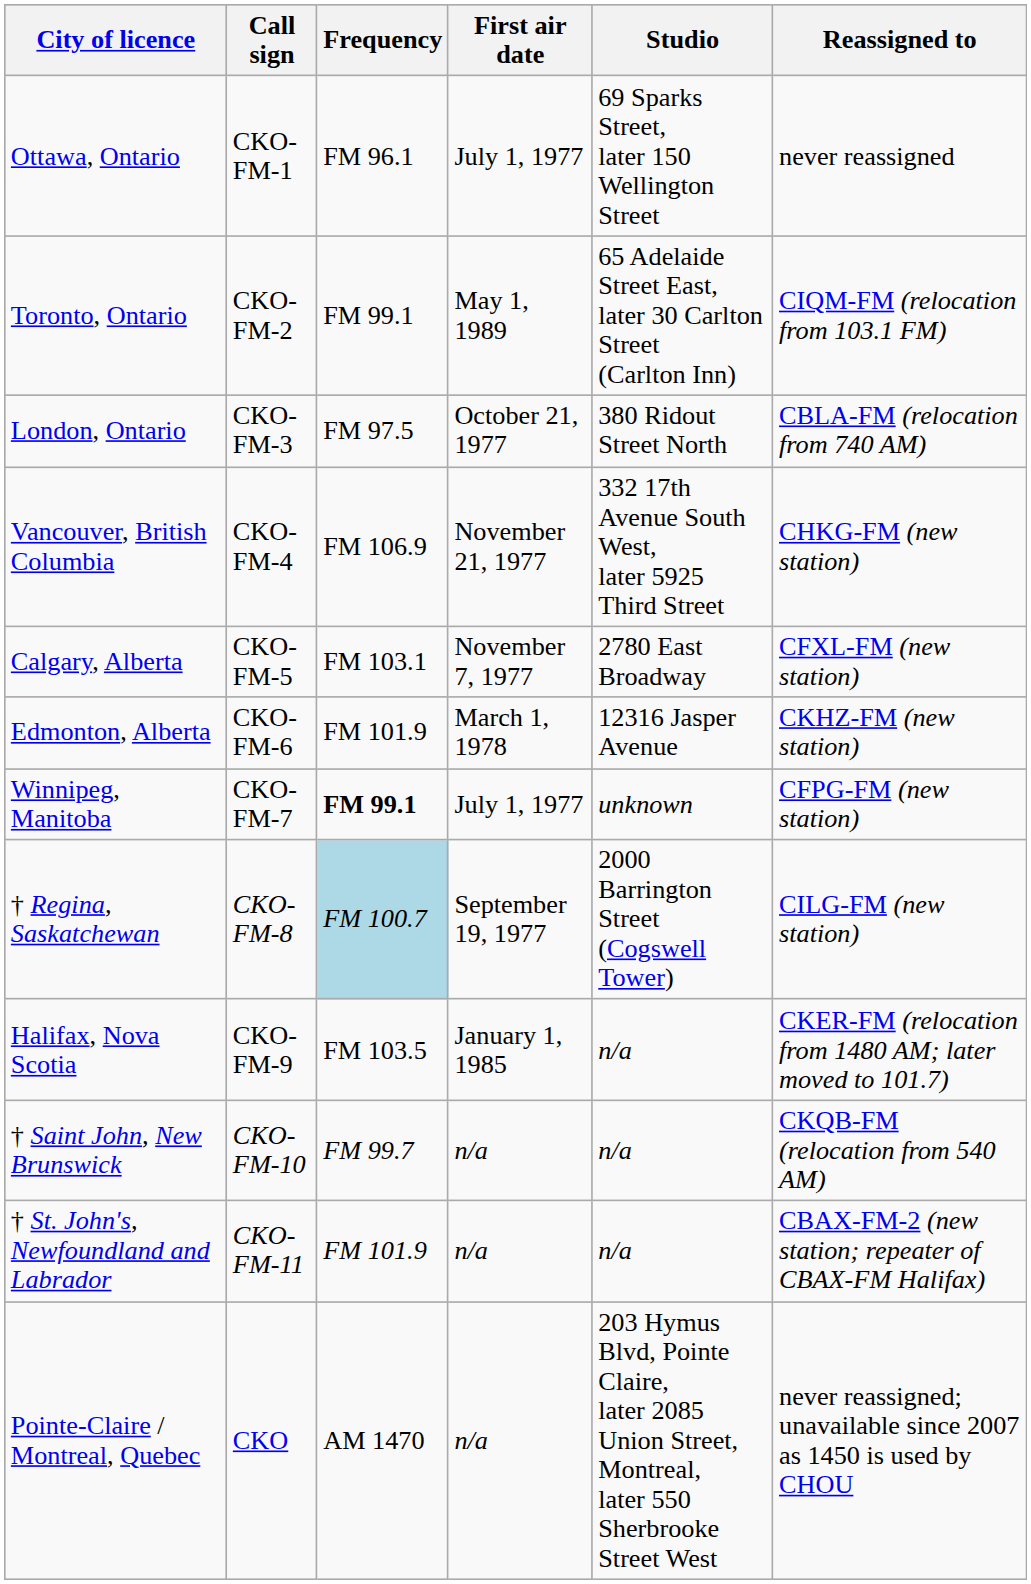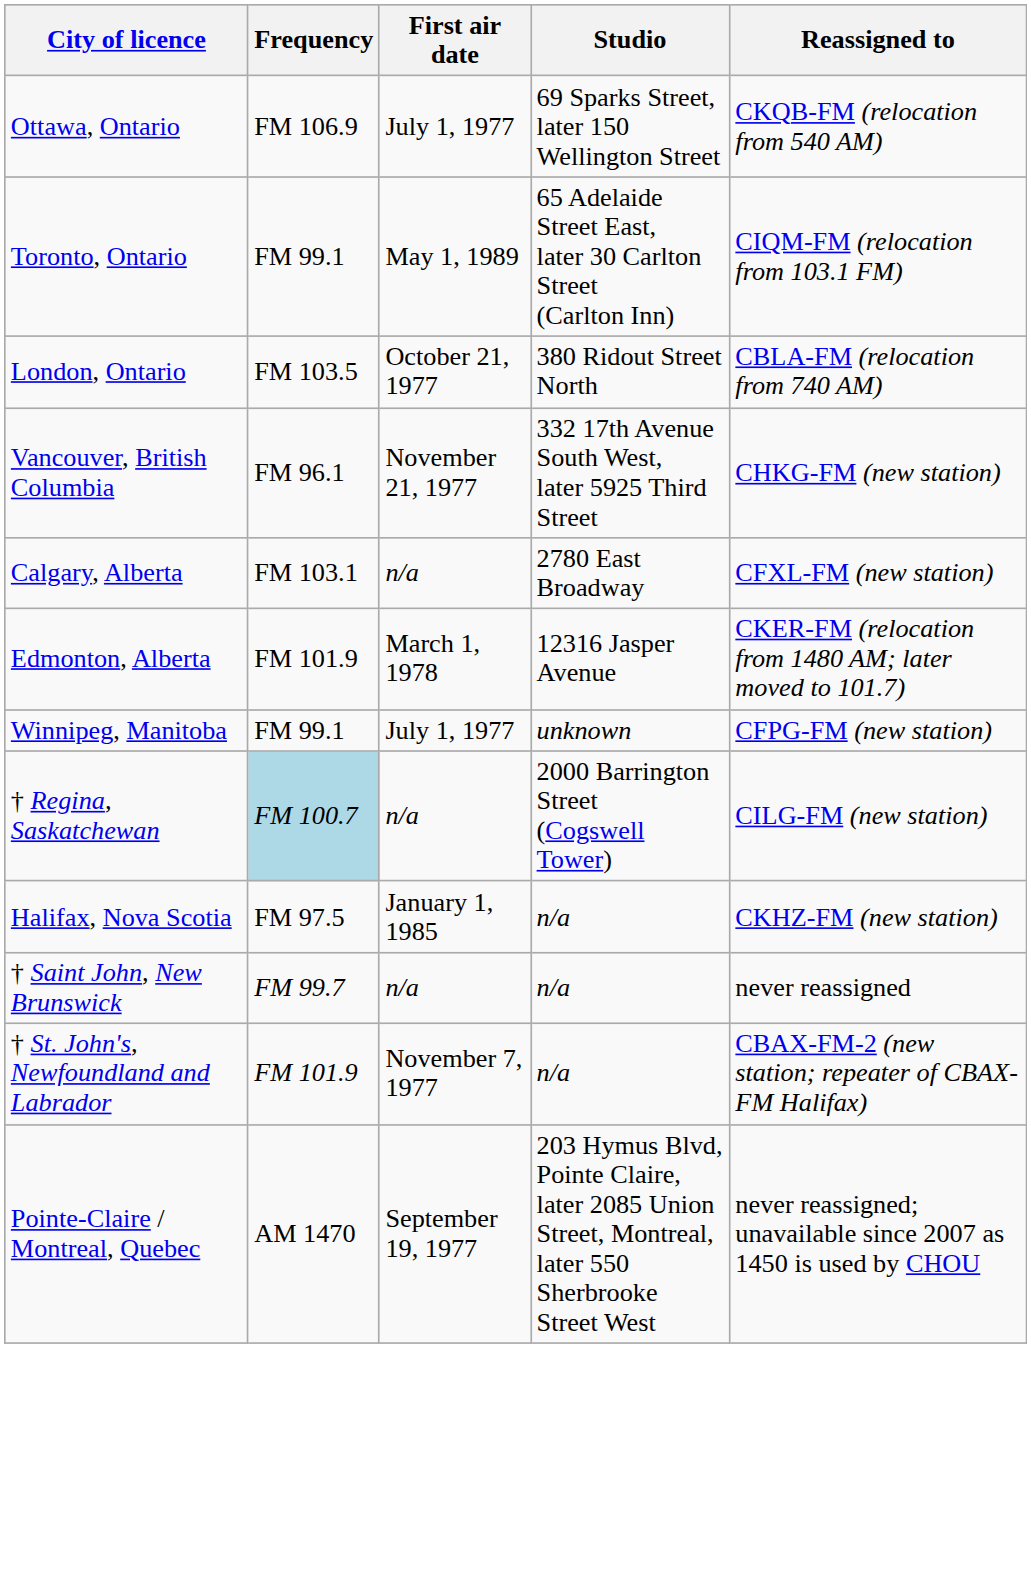- column: (272, 40)
(368, 155) FM 96.1 -> (306, 125) FM 106.9
(867, 155) never reassigned -> (856, 125) CKQB-FM (relocation from 540 AM)
(368, 430) FM 97.5 -> (306, 371) FM 103.5
(375, 546) FM 106.9 -> (299, 472) FM 96.1
(510, 661) November 7, 1977 -> (402, 572) n/a
(867, 732) CKHZ-FM (new station) -> (855, 658) CKER-FM (relocation from 1480 AM; later moved to 101.7)
(370, 803) bold -> (299, 729) normal
(511, 919) September 19, 1977 -> (402, 815) n/a
(375, 1049) FM 103.5 -> (299, 916) FM 97.5
(898, 1049) CKER-FM (relocation from 1480 AM; later moved to 101.7) -> (867, 916) CKHZ-FM (new station)
(887, 1149) CKQB-FM (relocation from 540 AM) -> (823, 987) never reassigned
(471, 1250) n/a -> (454, 1073) November 7, 1977
(471, 1439) n/a -> (442, 1233) September 19, 1977
